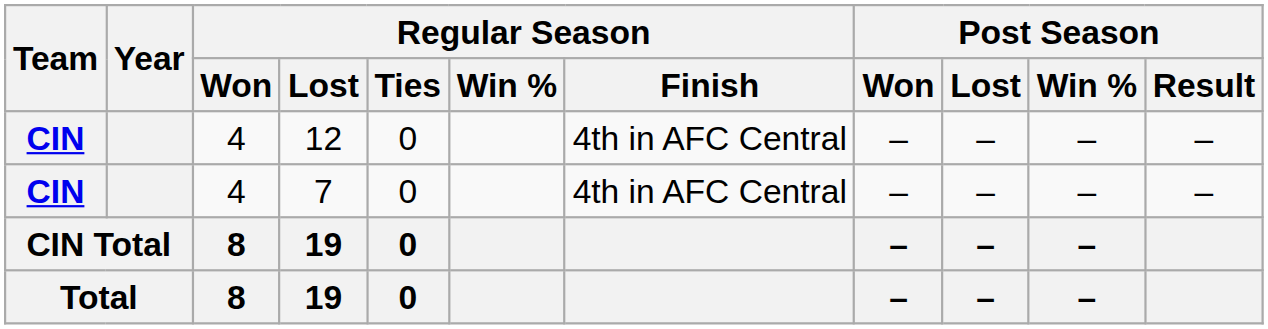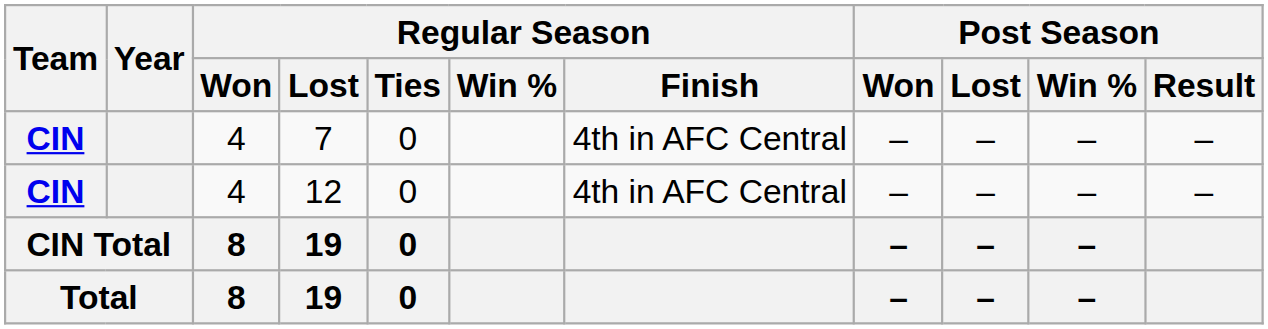rows swapped: (323, 191) <-> (323, 138)
